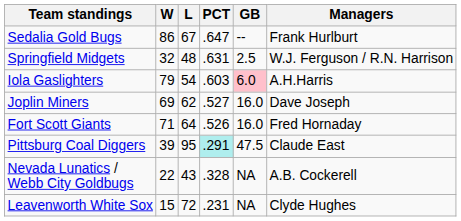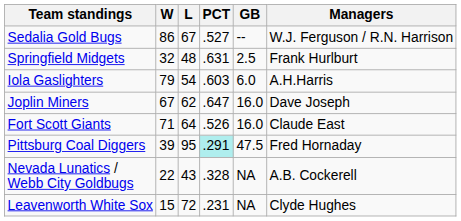(216, 37) .647 -> (216, 37) .527
(314, 37) Frank Hurlburt -> (361, 37) W.J. Ferguson / R.N. Harrison
(361, 59) W.J. Ferguson / R.N. Harrison -> (314, 59) Frank Hurlburt
(246, 80) pink background -> (246, 80) no background
(167, 102) 69 -> (167, 102) 67
(216, 102) .527 -> (216, 102) .647
(315, 124) Fred Hornaday -> (307, 124) Claude East
(307, 146) Claude East -> (315, 146) Fred Hornaday
